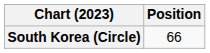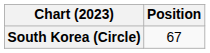(174, 37) 66 -> (174, 37) 67
